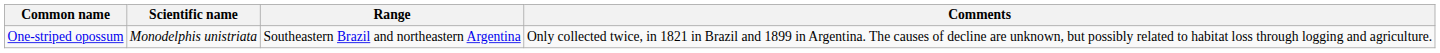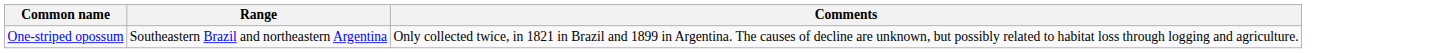- column: (193, 15)
